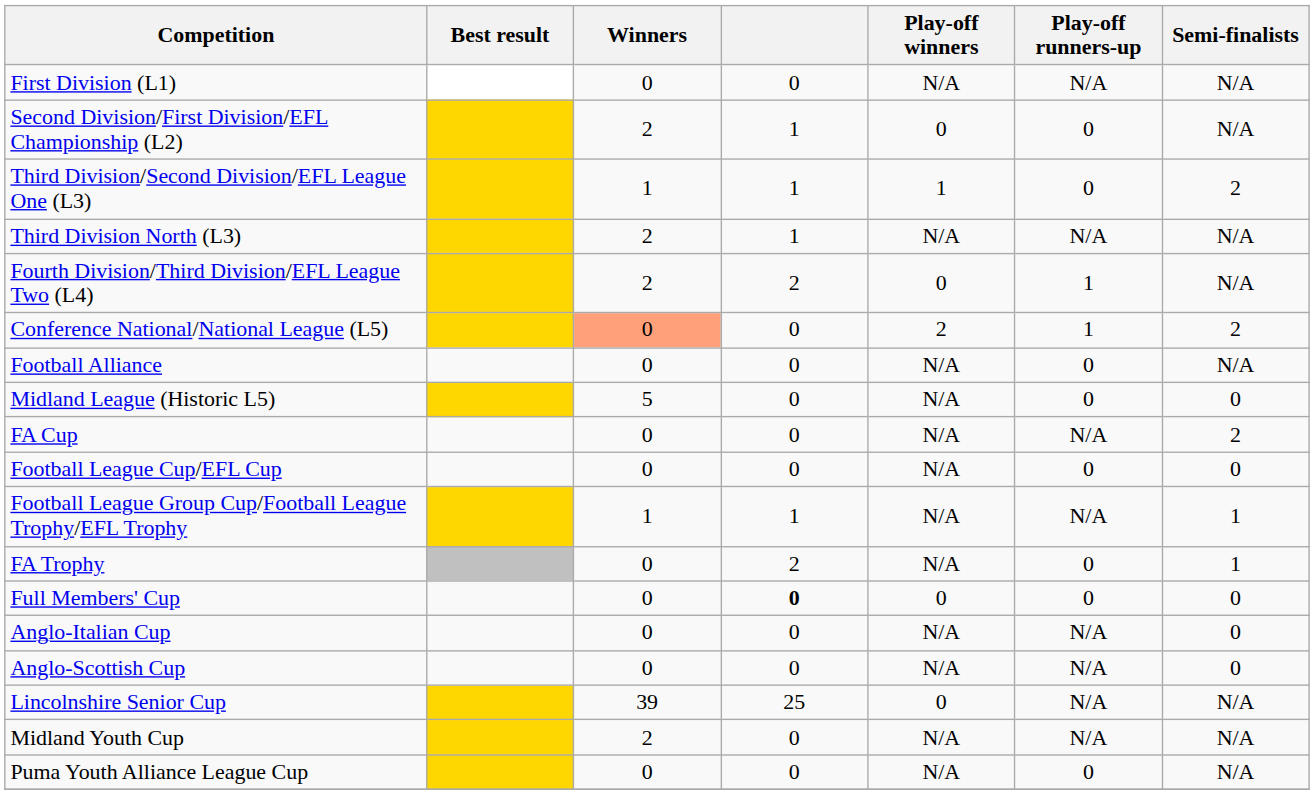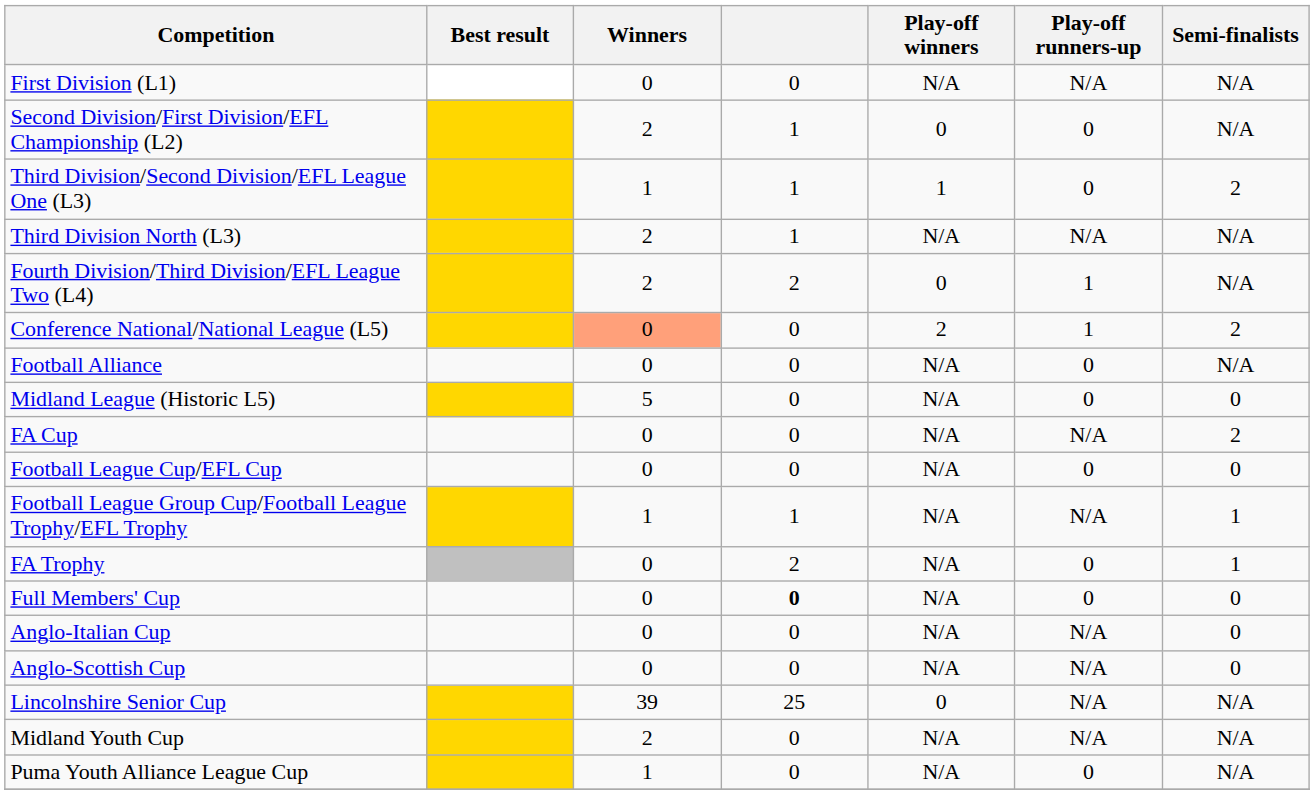(941, 598) 0 -> (941, 598) N/A
(647, 771) 0 -> (647, 771) 1
